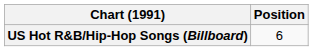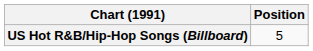(279, 35) 6 -> (279, 35) 5
